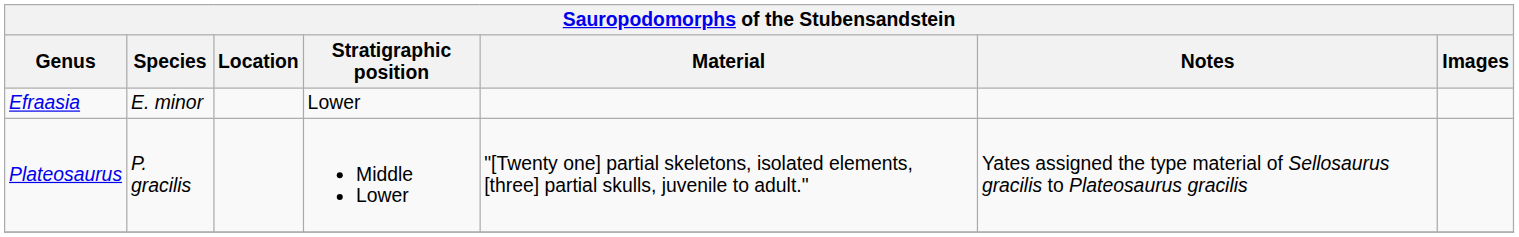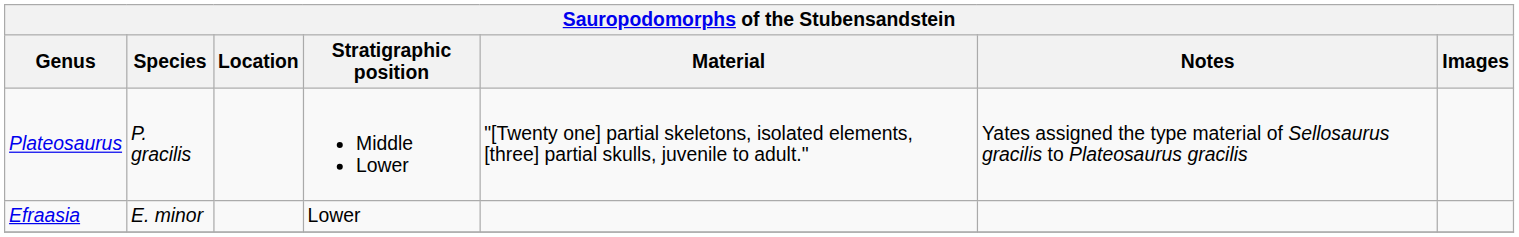rows swapped: (45, 103) <-> (66, 174)
